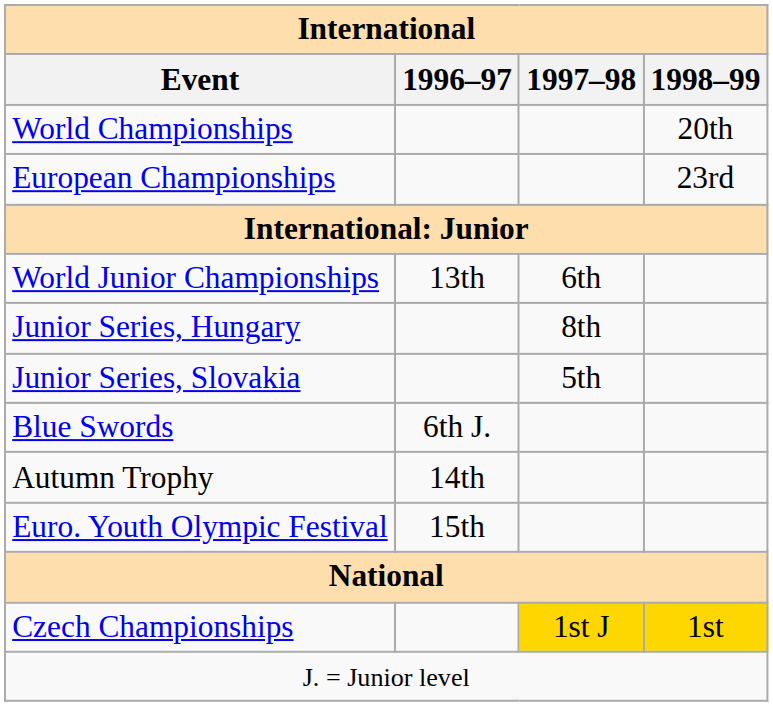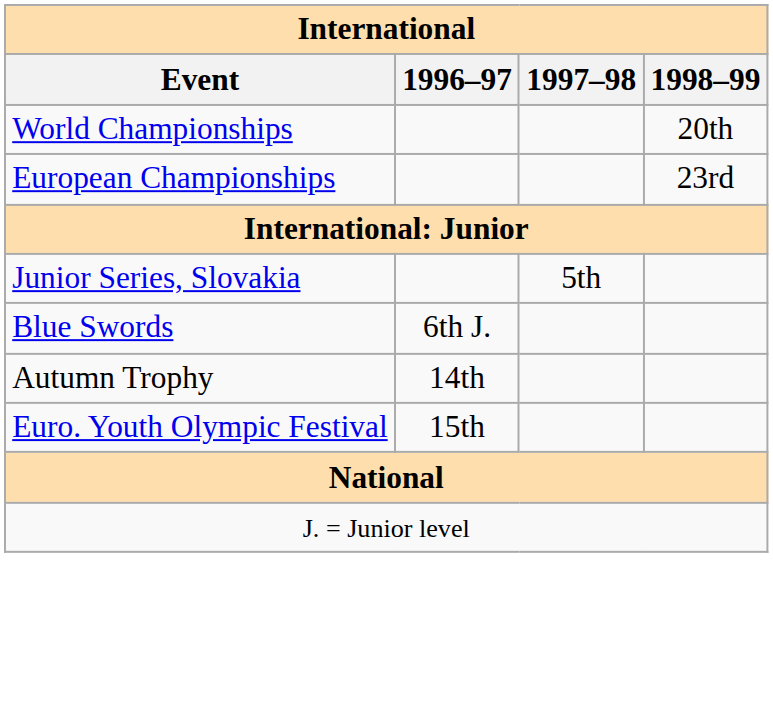- row: (196, 278)
- row: (156, 327)
- row: (153, 626)
